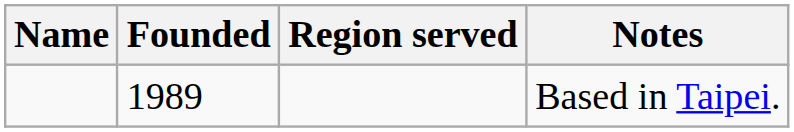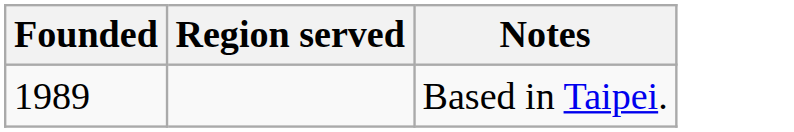- column: (62, 34)
